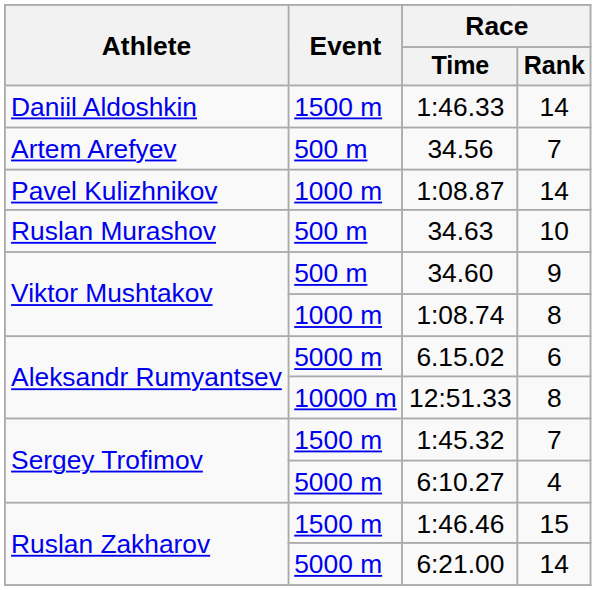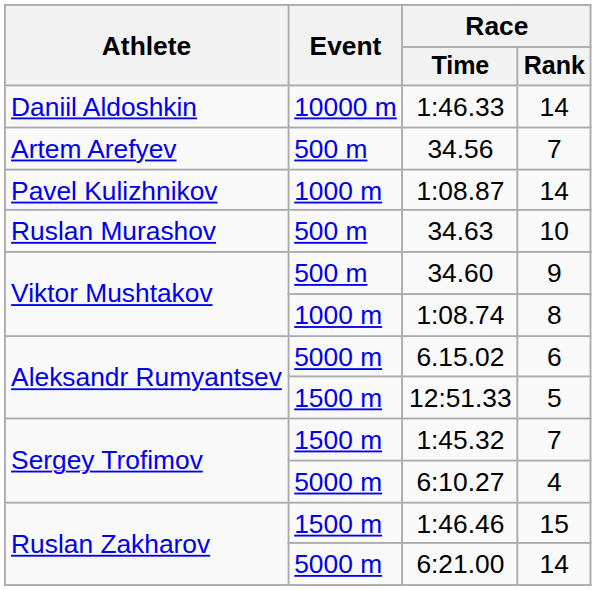(338, 107) 1500 m -> (345, 107) 10000 m
(345, 398) 10000 m -> (338, 398) 1500 m
(554, 398) 8 -> (554, 398) 5
